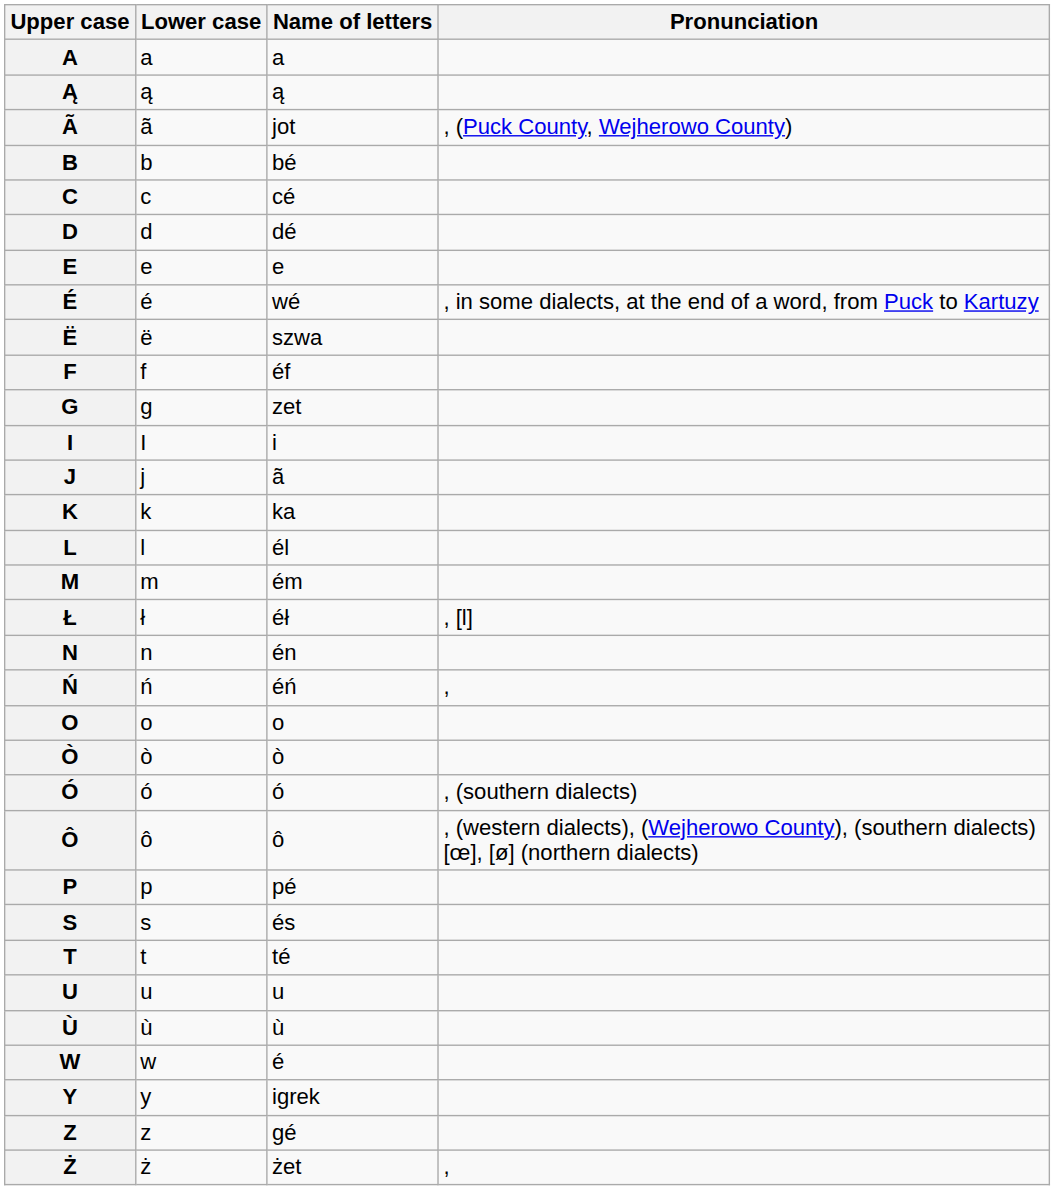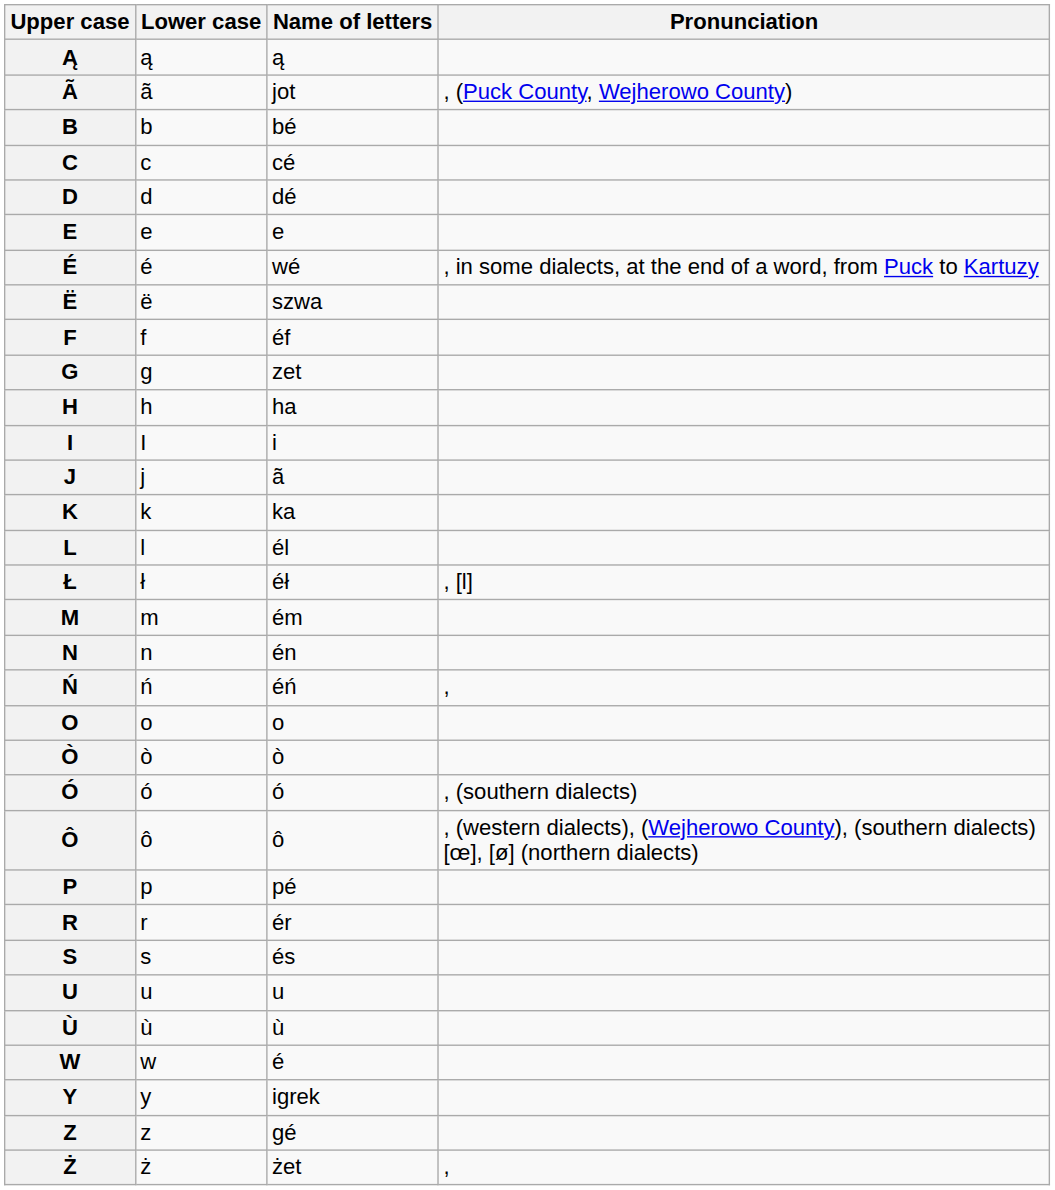- row: (70, 57)
+ row: (70, 407)
rows swapped: (70, 617) <-> (70, 582)
+ row: (70, 922)
- row: (70, 957)
